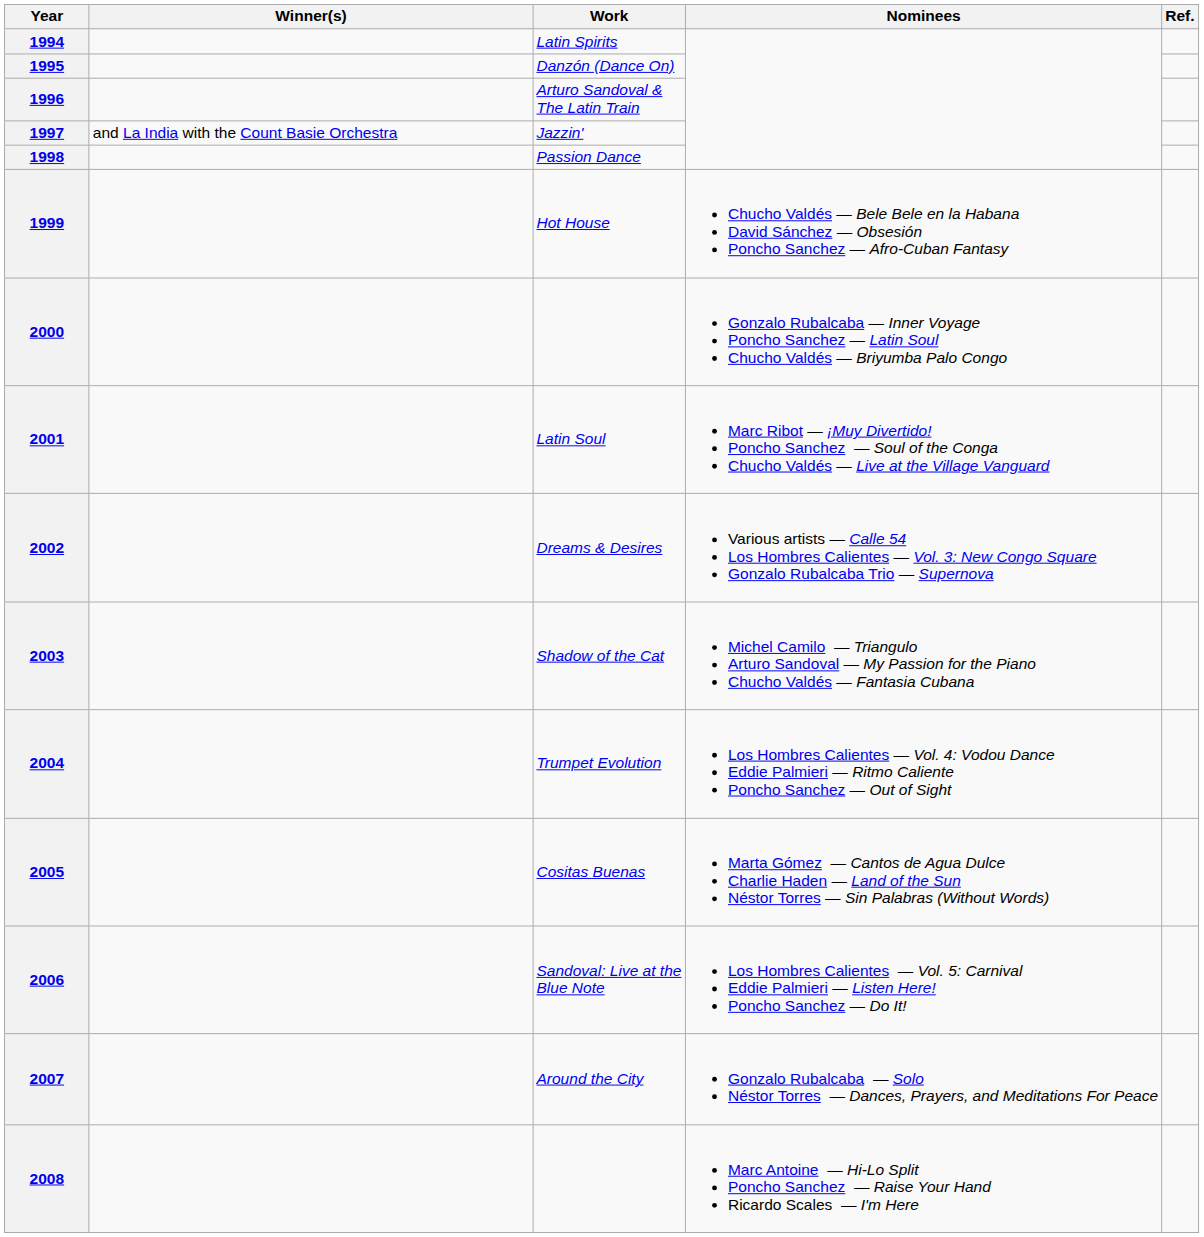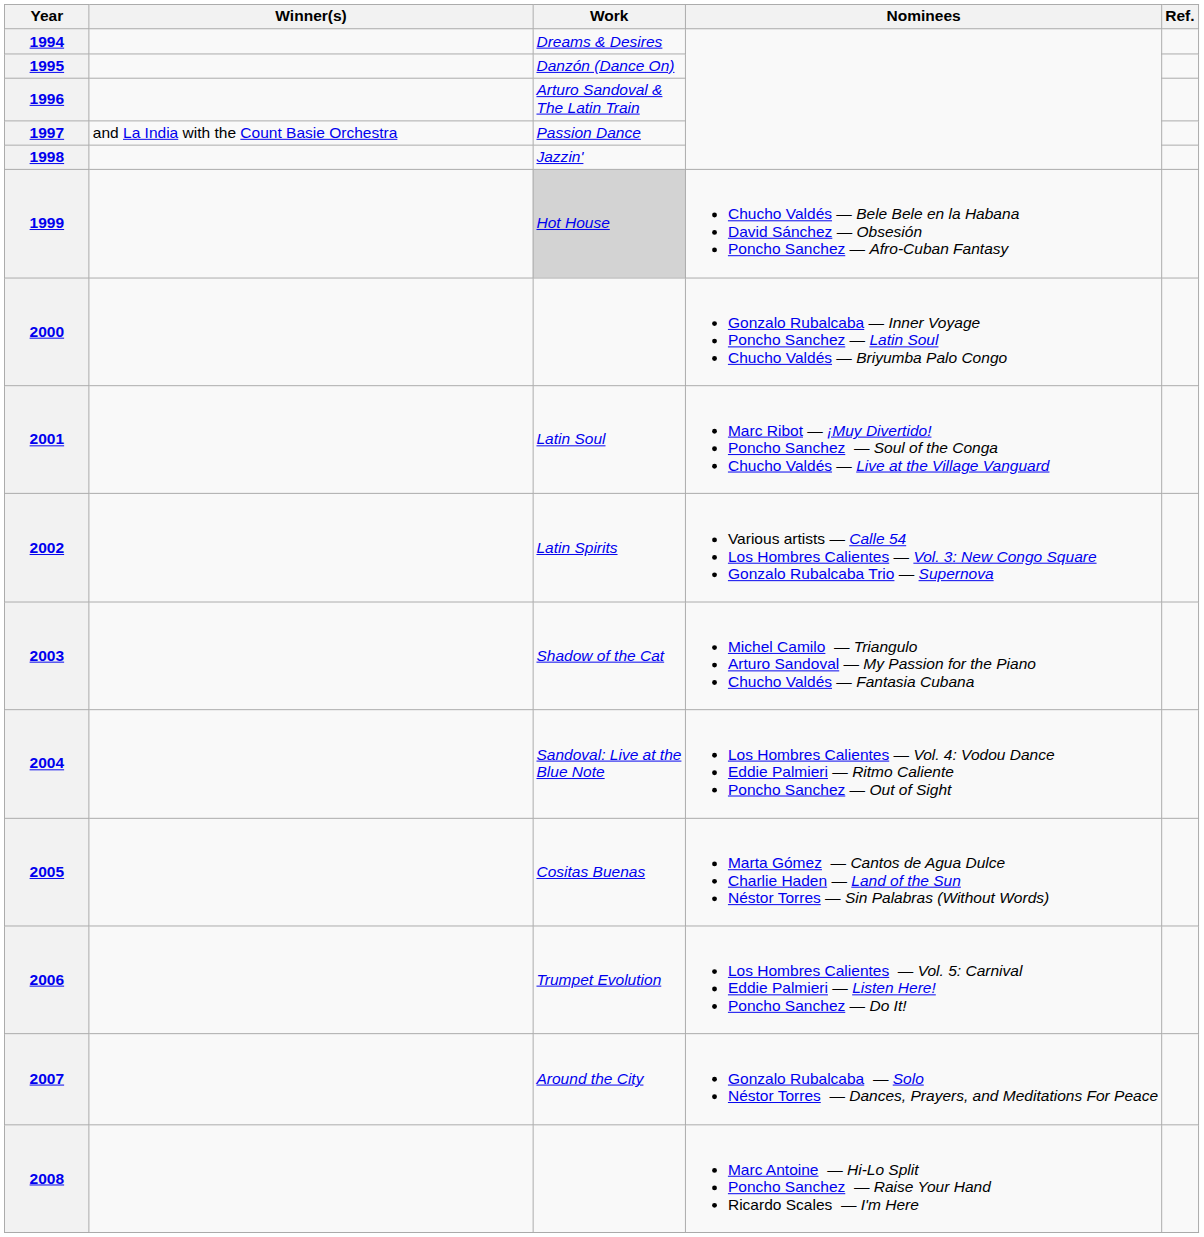(577, 41) Latin Spirits -> (599, 41) Dreams & Desires
(560, 132) Jazzin' -> (589, 132) Passion Dance
(589, 157) Passion Dance -> (560, 157) Jazzin'
(573, 223) no background -> (573, 223) lightgrey background
(599, 547) Dreams & Desires -> (577, 547) Latin Spirits
(599, 763) Trumpet Evolution -> (609, 763) Sandoval: Live at the Blue Note
(609, 979) Sandoval: Live at the Blue Note -> (599, 979) Trumpet Evolution
